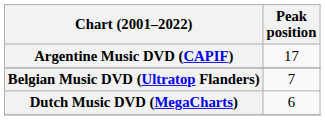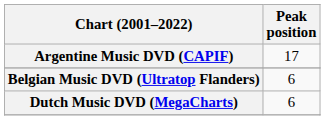(291, 79) 7 -> (291, 79) 6
